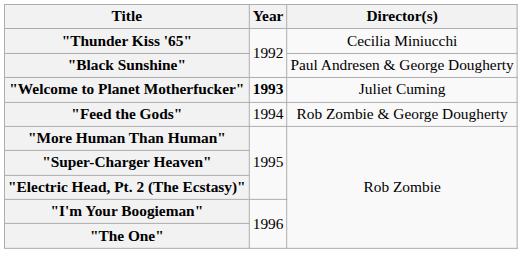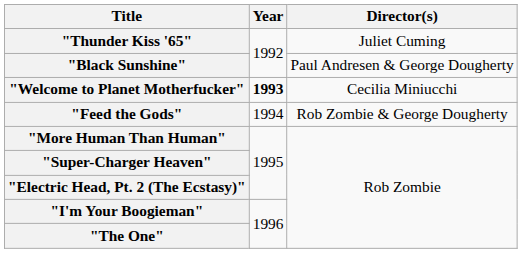(402, 41) Cecilia Miniucchi -> (402, 41) Juliet Cuming
(402, 89) Juliet Cuming -> (402, 89) Cecilia Miniucchi
